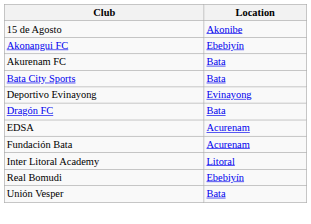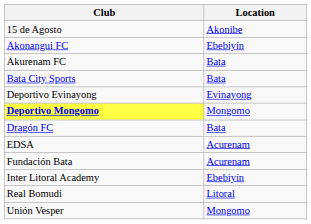+ row: (53, 111)
(221, 161) Litoral -> (225, 177) Ebebiyín
(225, 177) Ebebiyín -> (221, 194) Litoral
(216, 194) Bata -> (228, 210) Mongomo
